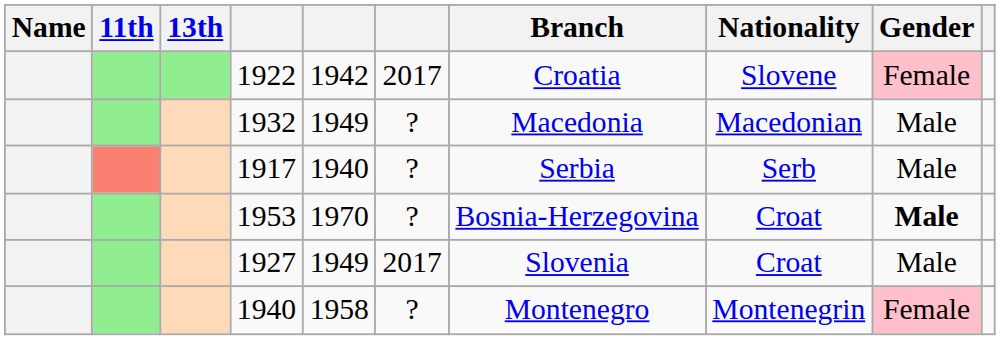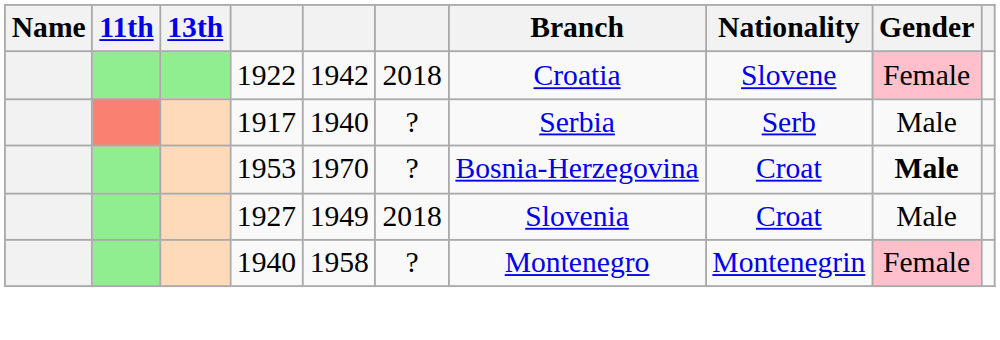(412, 74) 2017 -> (412, 74) 2018
- row: (266, 121)
(412, 262) 2017 -> (412, 215) 2018
